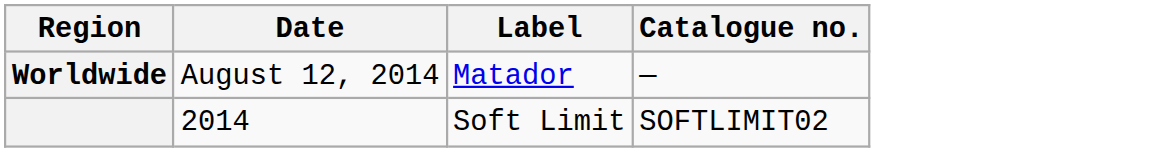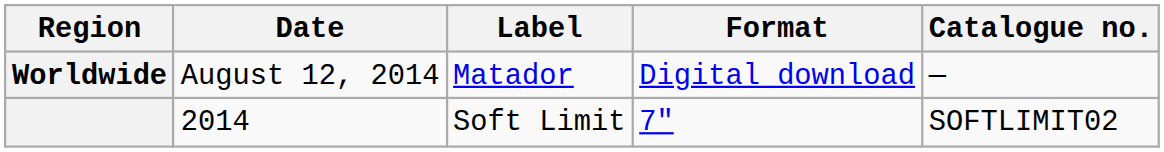+ column: (777, 29)
